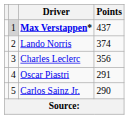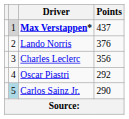(104, 43) 374 -> (104, 43) 376
(104, 74) 291 -> (104, 74) 292
(13, 90) no background -> (13, 90) lightblue background
